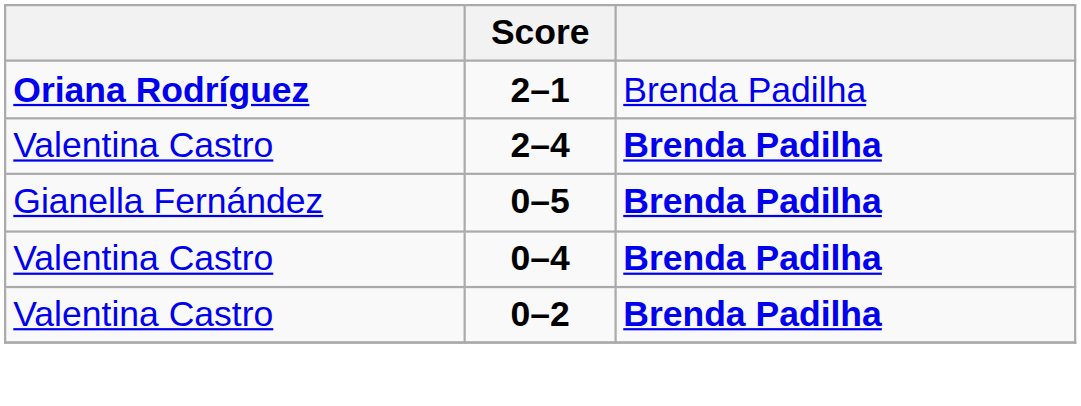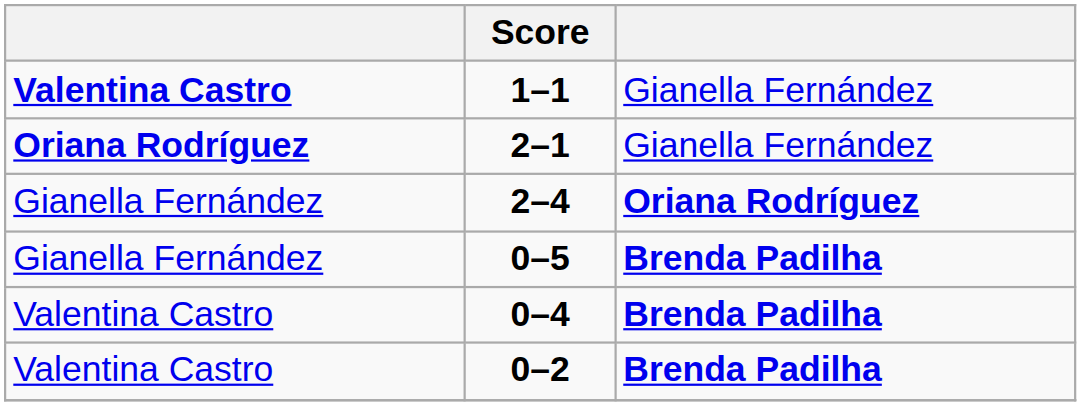+ row: (540, 88)
(745, 88) Brenda Padilha -> (778, 145) Gianella Fernández
(143, 145) Valentina Castro -> (168, 201) Gianella Fernández
(753, 145) Brenda Padilha -> (771, 201) Oriana Rodríguez
